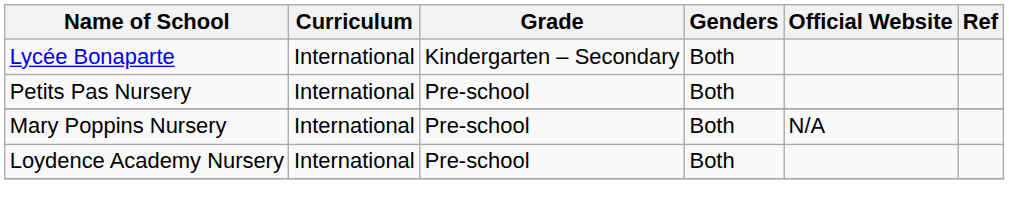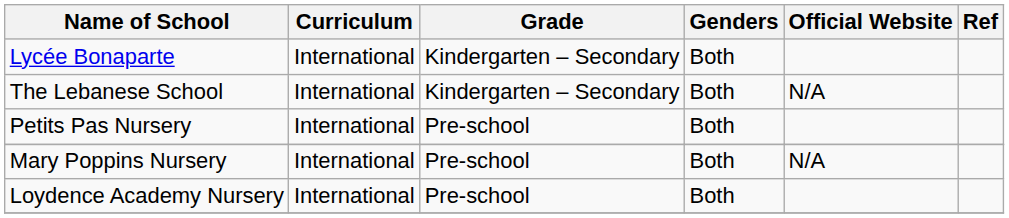+ row: (116, 91)
